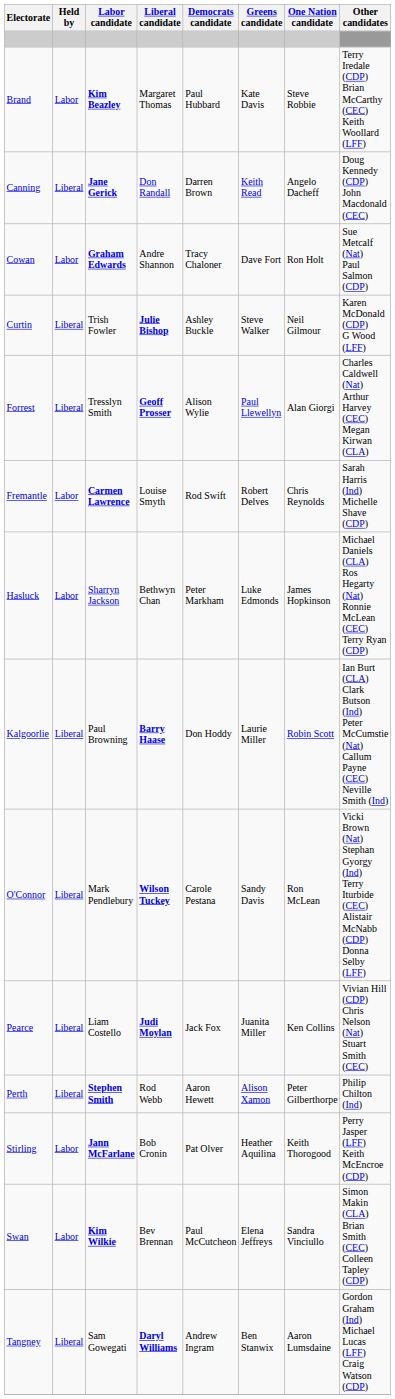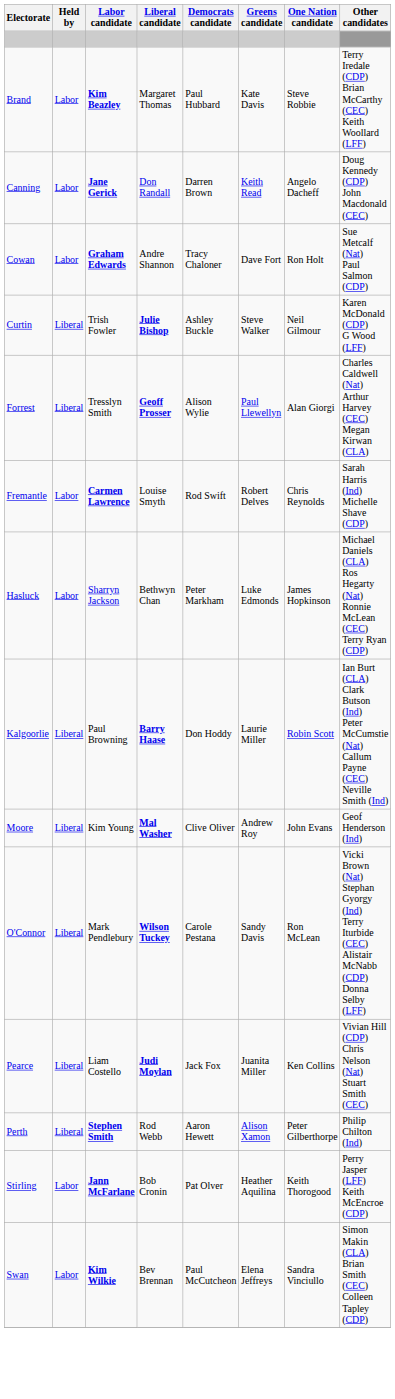(69, 187) Liberal -> (67, 187) Labor
+ row: (20, 828)
- row: (24, 1342)
